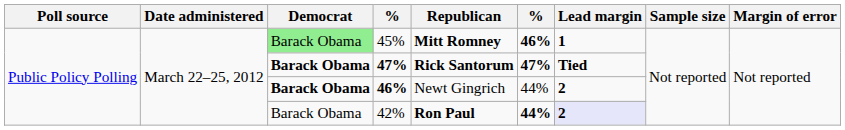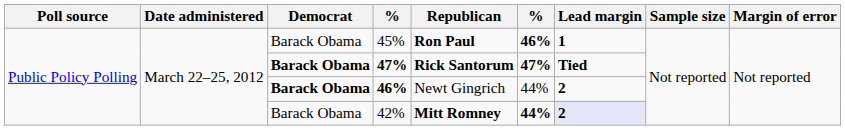(316, 40) lightgreen background -> (316, 40) no background
(458, 40) Mitt Romney -> (445, 40) Ron Paul
(445, 112) Ron Paul -> (458, 112) Mitt Romney
